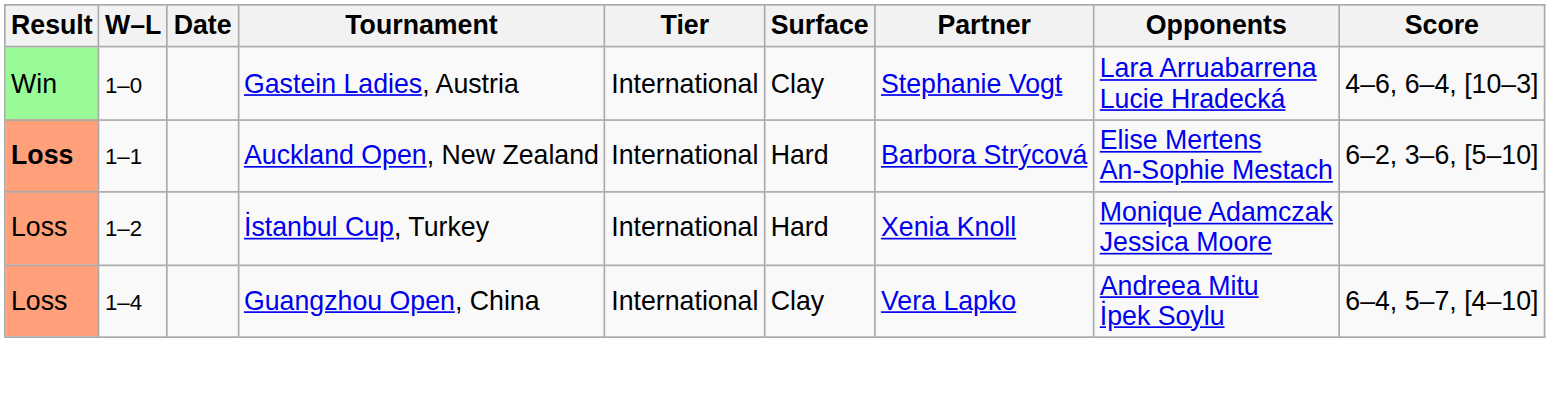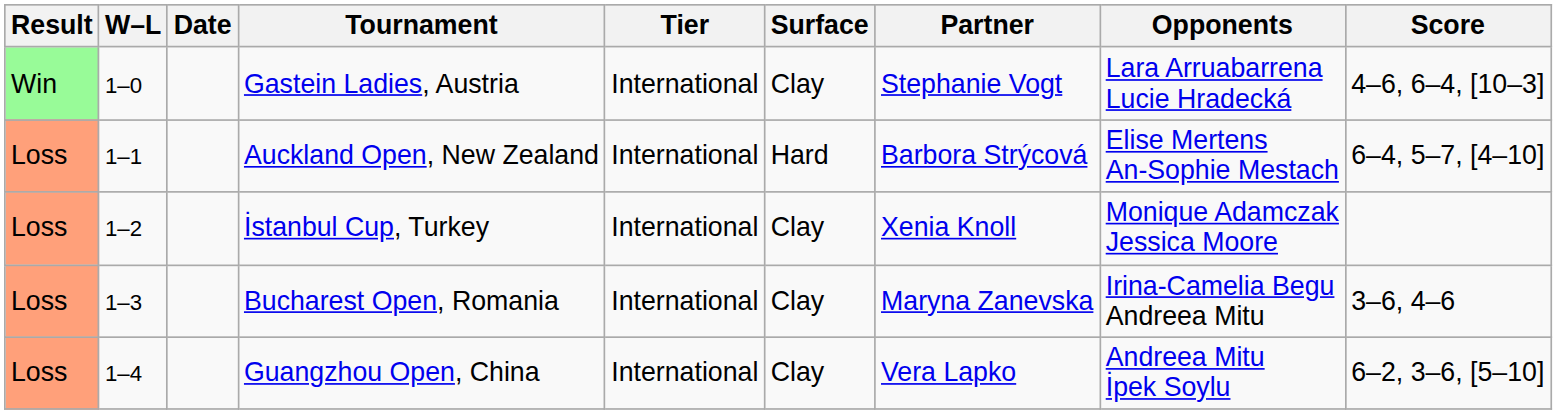(42, 155) bold -> (39, 155) normal
(1442, 155) 6–2, 3–6, [5–10] -> (1448, 155) 6–4, 5–7, [4–10]
(800, 227) Hard -> (797, 227) Clay
+ row: (401, 300)
(1442, 300) 6–4, 5–7, [4–10] -> (1448, 372) 6–2, 3–6, [5–10]
